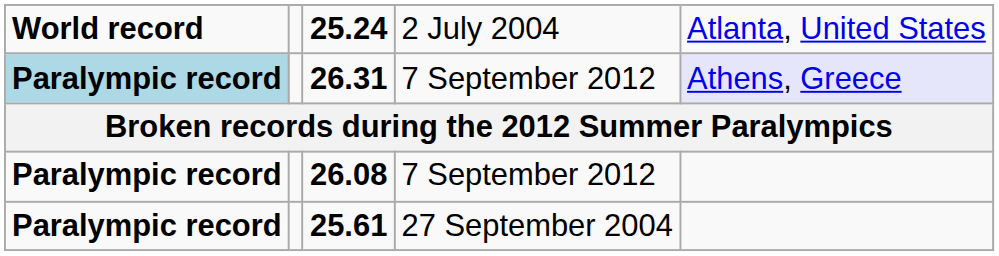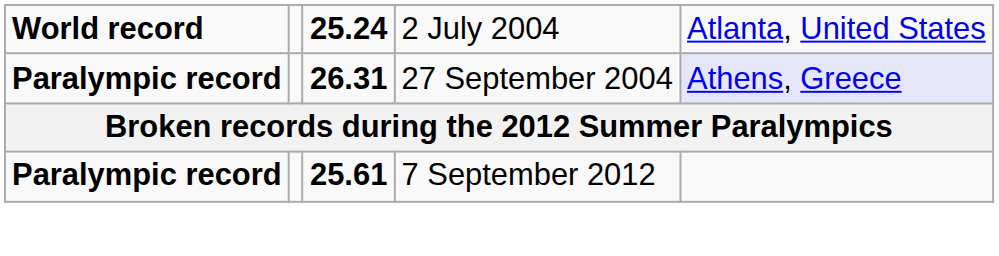(147, 77) lightblue background -> (147, 77) no background
(529, 77) 7 September 2012 -> (537, 77) 27 September 2004
- row: (349, 175)
(537, 224) 27 September 2004 -> (529, 175) 7 September 2012
